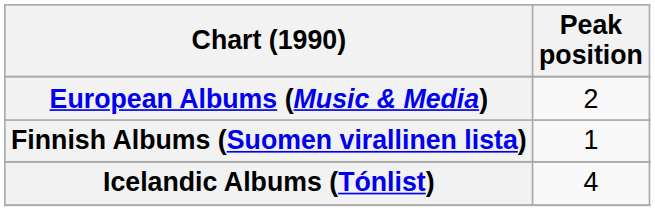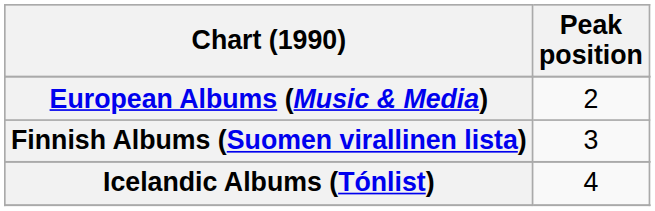(591, 140) 1 -> (591, 140) 3
